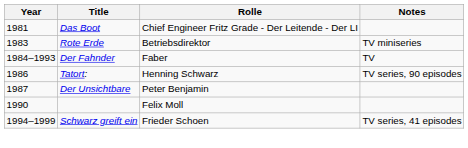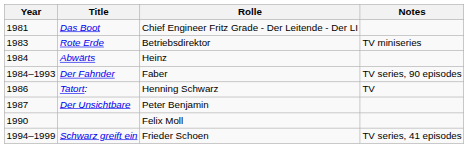+ row: (78, 58)
(369, 58) TV -> (412, 74) TV series, 90 episodes
(412, 74) TV series, 90 episodes -> (369, 89) TV
